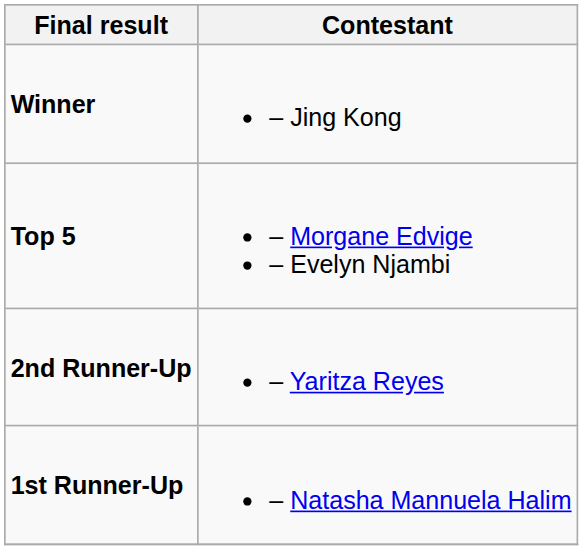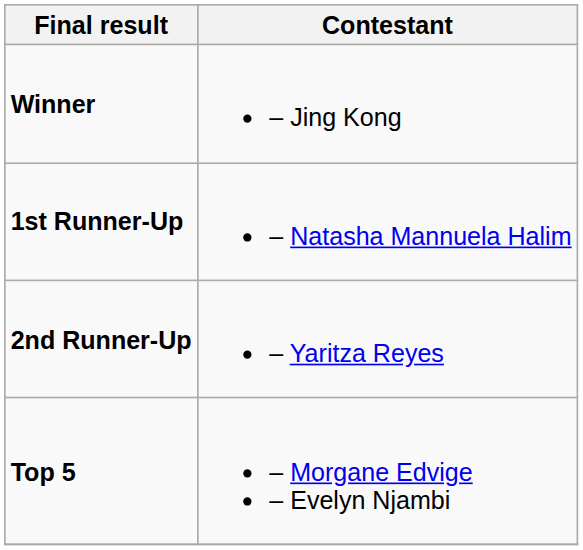rows swapped: (97, 485) <-> (43, 236)
